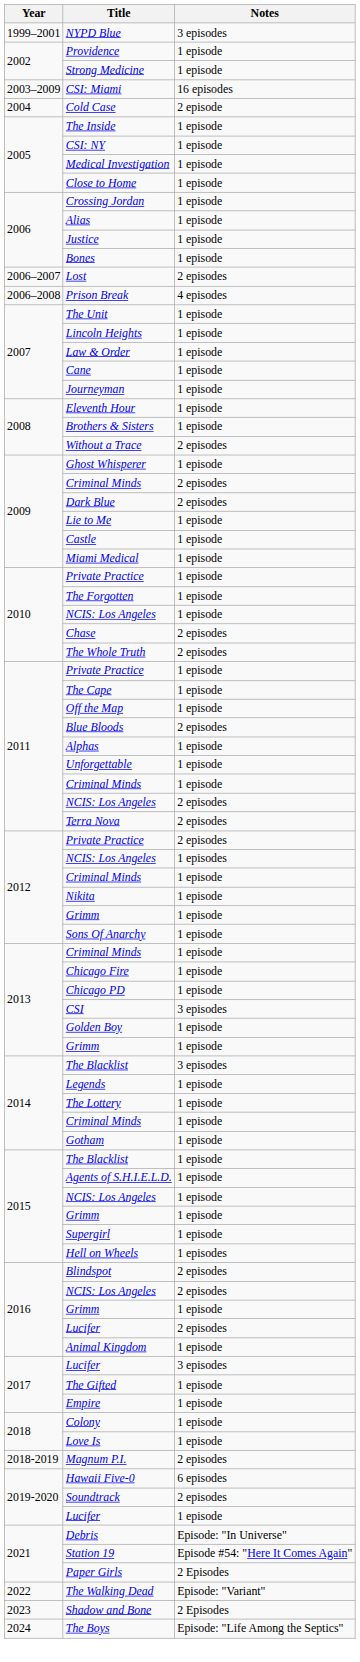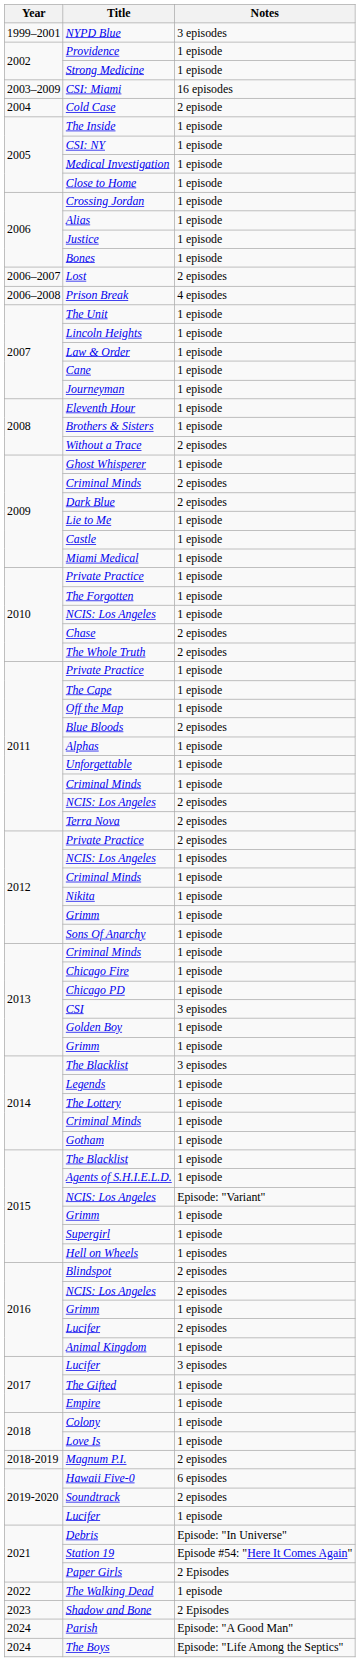(200, 1196) 1 episode -> (221, 1196) Episode: "Variant"
(221, 1591) Episode: "Variant" -> (200, 1591) 1 episode
+ row: (19, 1628)
